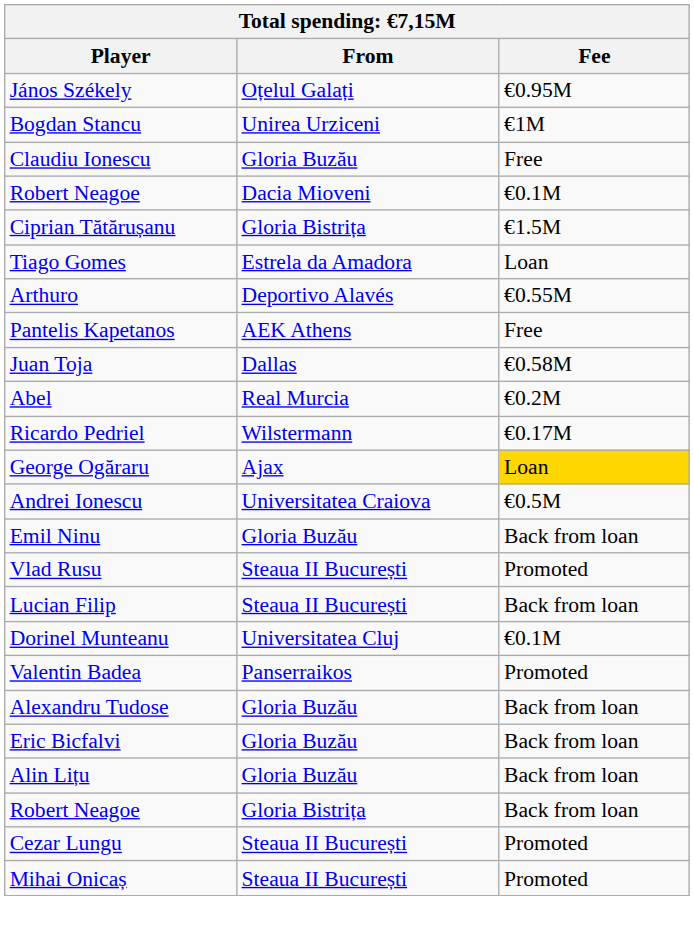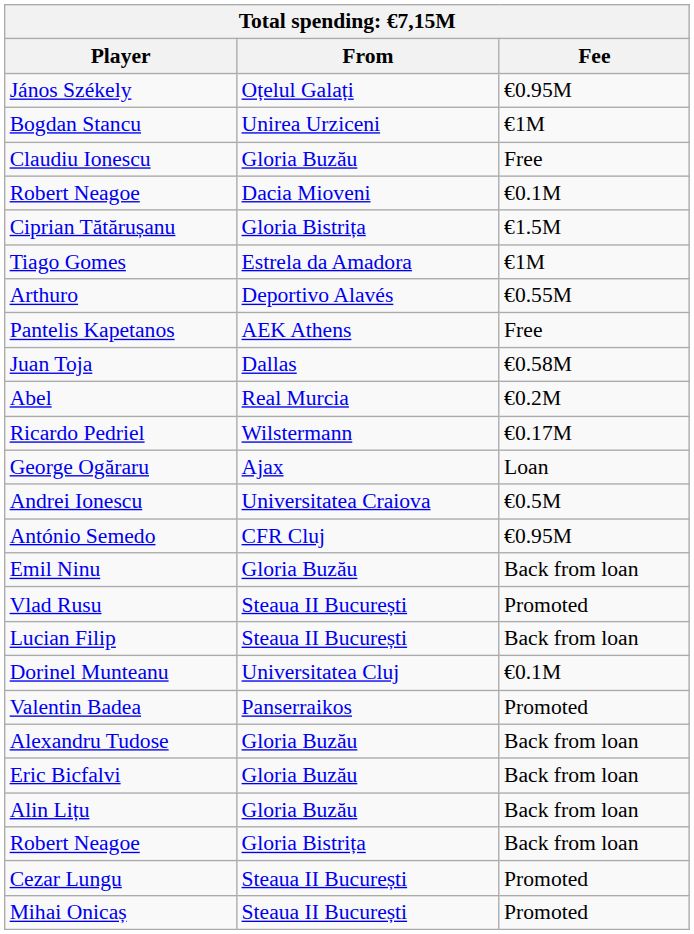(526, 261) Loan -> (524, 261) €1M
(526, 466) gold background -> (526, 466) no background
+ row: (83, 535)
